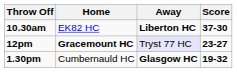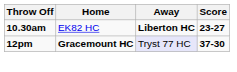(215, 28) 37-30 -> (212, 28) 23-27
(215, 43) 23-27 -> (212, 43) 37-30
- row: (24, 59)
